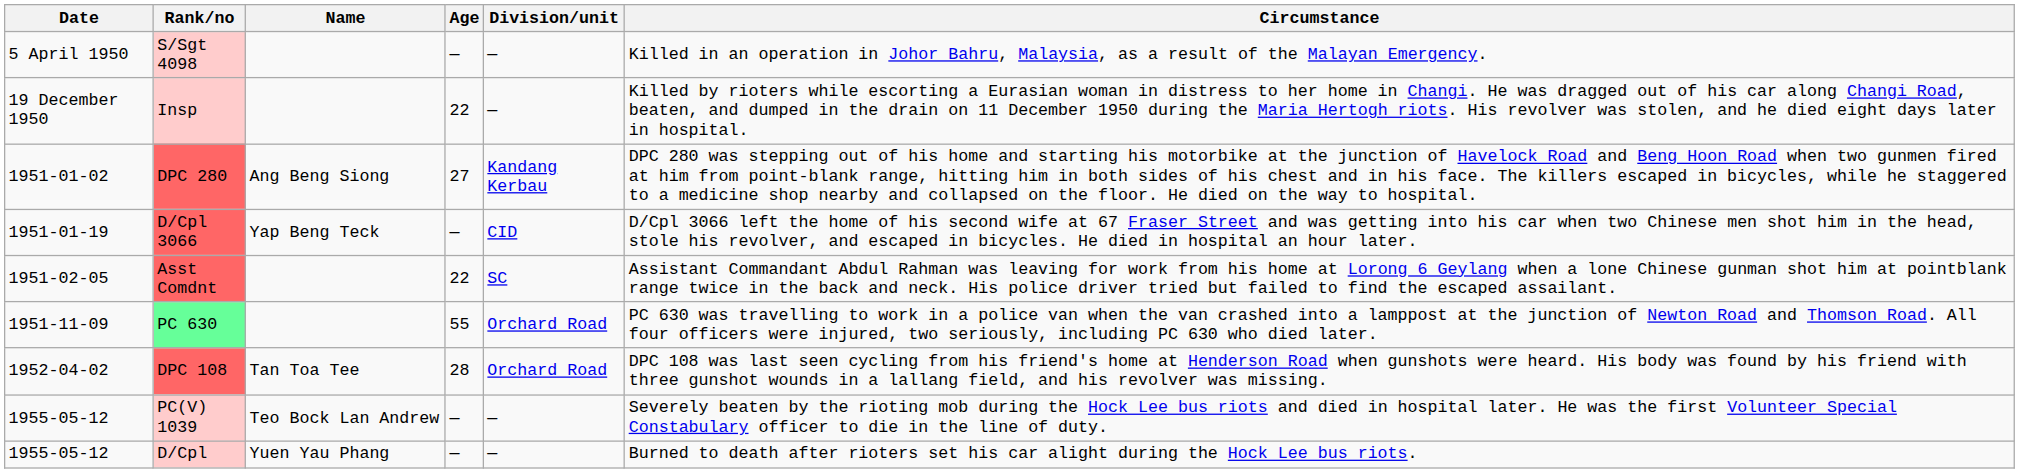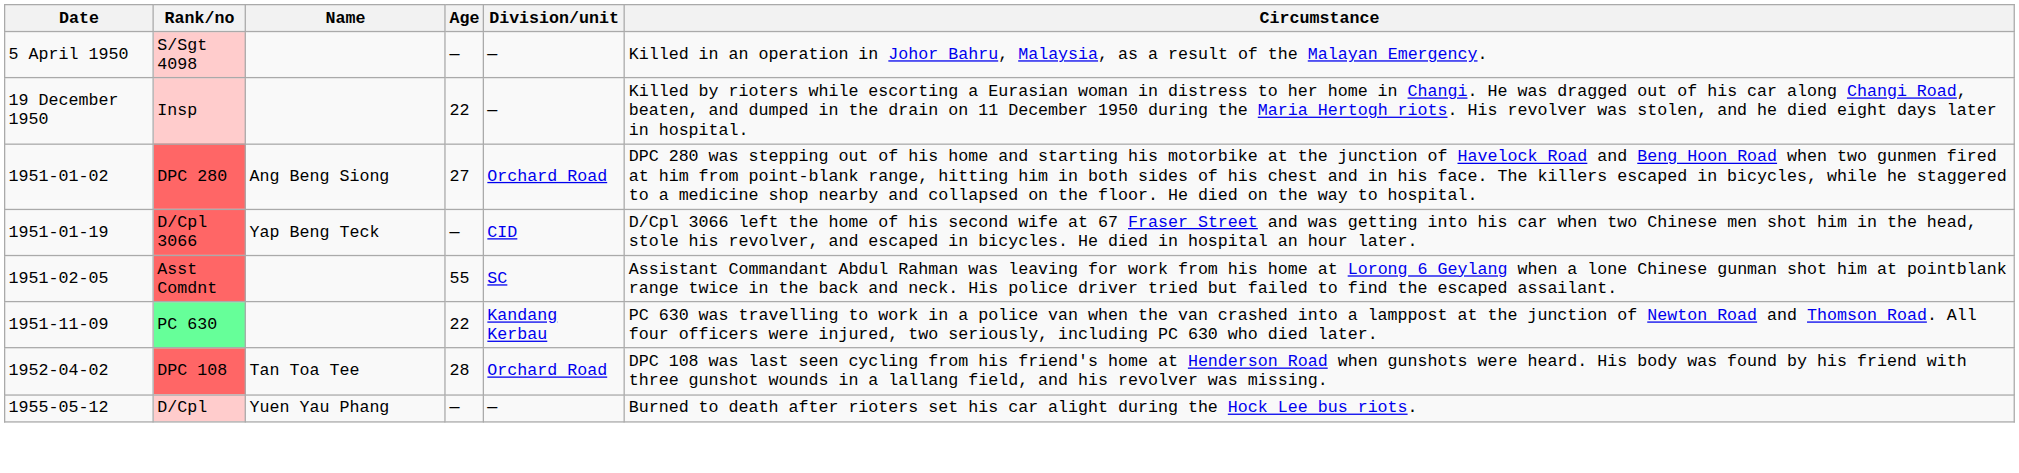(522, 176) Kandang Kerbau -> (547, 176) Orchard Road
(459, 279) 22 -> (459, 279) 55
(459, 325) 55 -> (459, 325) 22
(547, 325) Orchard Road -> (522, 325) Kandang Kerbau
- row: (182, 418)
